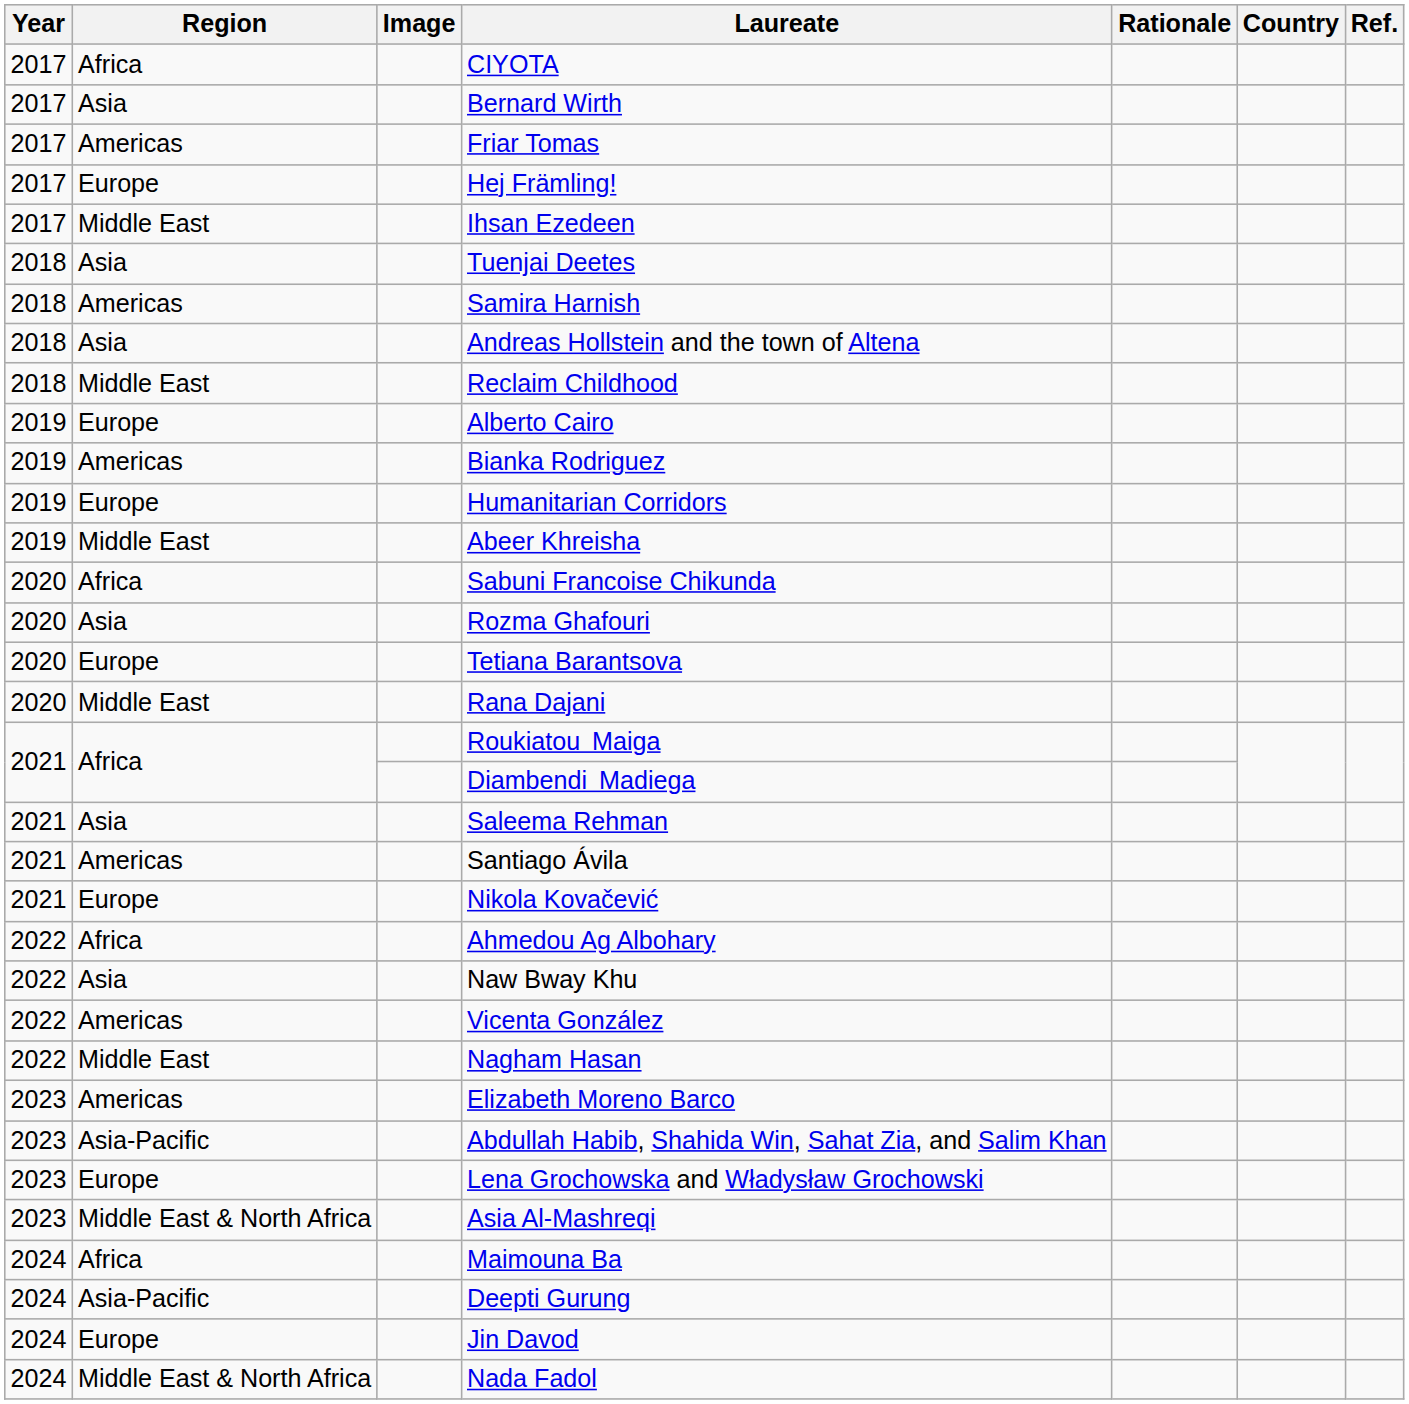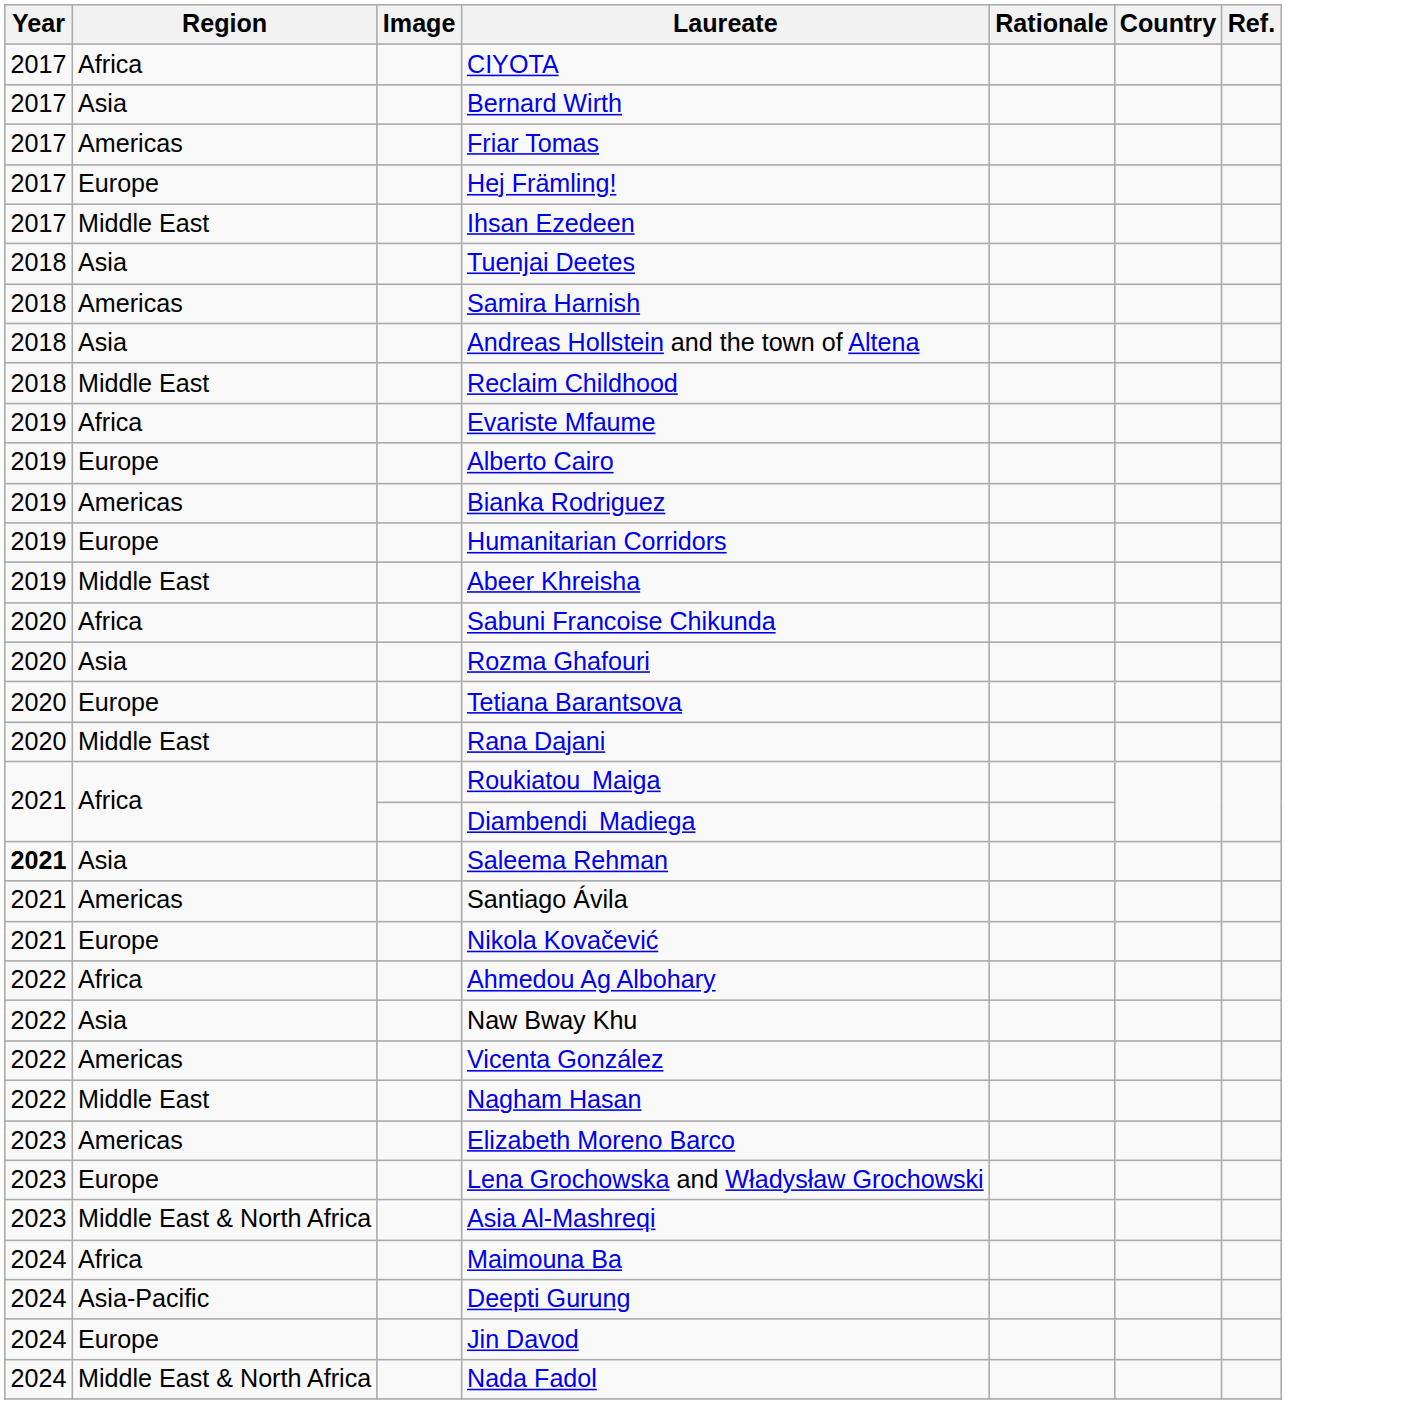+ row: (561, 422)
(39, 821) normal -> (39, 861) bold
- row: (787, 1139)
